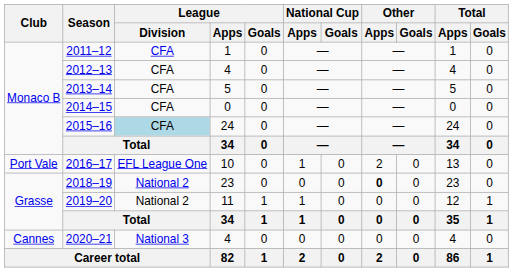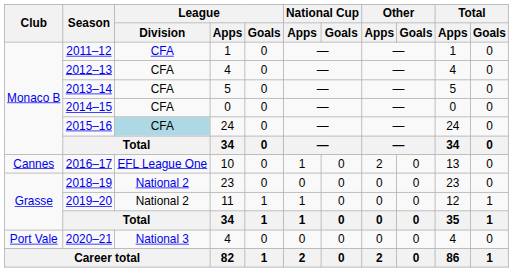(34, 164) Port Vale -> (34, 164) Cannes
(379, 182) bold -> (379, 182) normal
(34, 239) Cannes -> (34, 239) Port Vale
